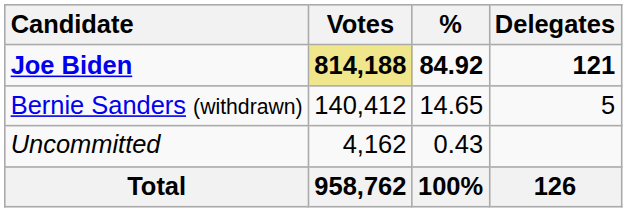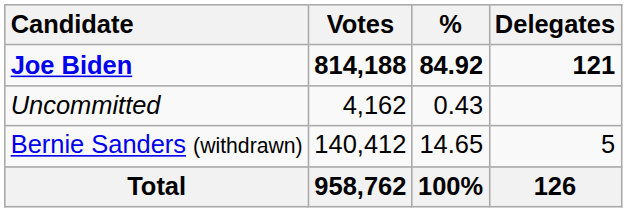(360, 65) khaki background -> (360, 65) no background
rows swapped: (157, 105) <-> (86, 145)
